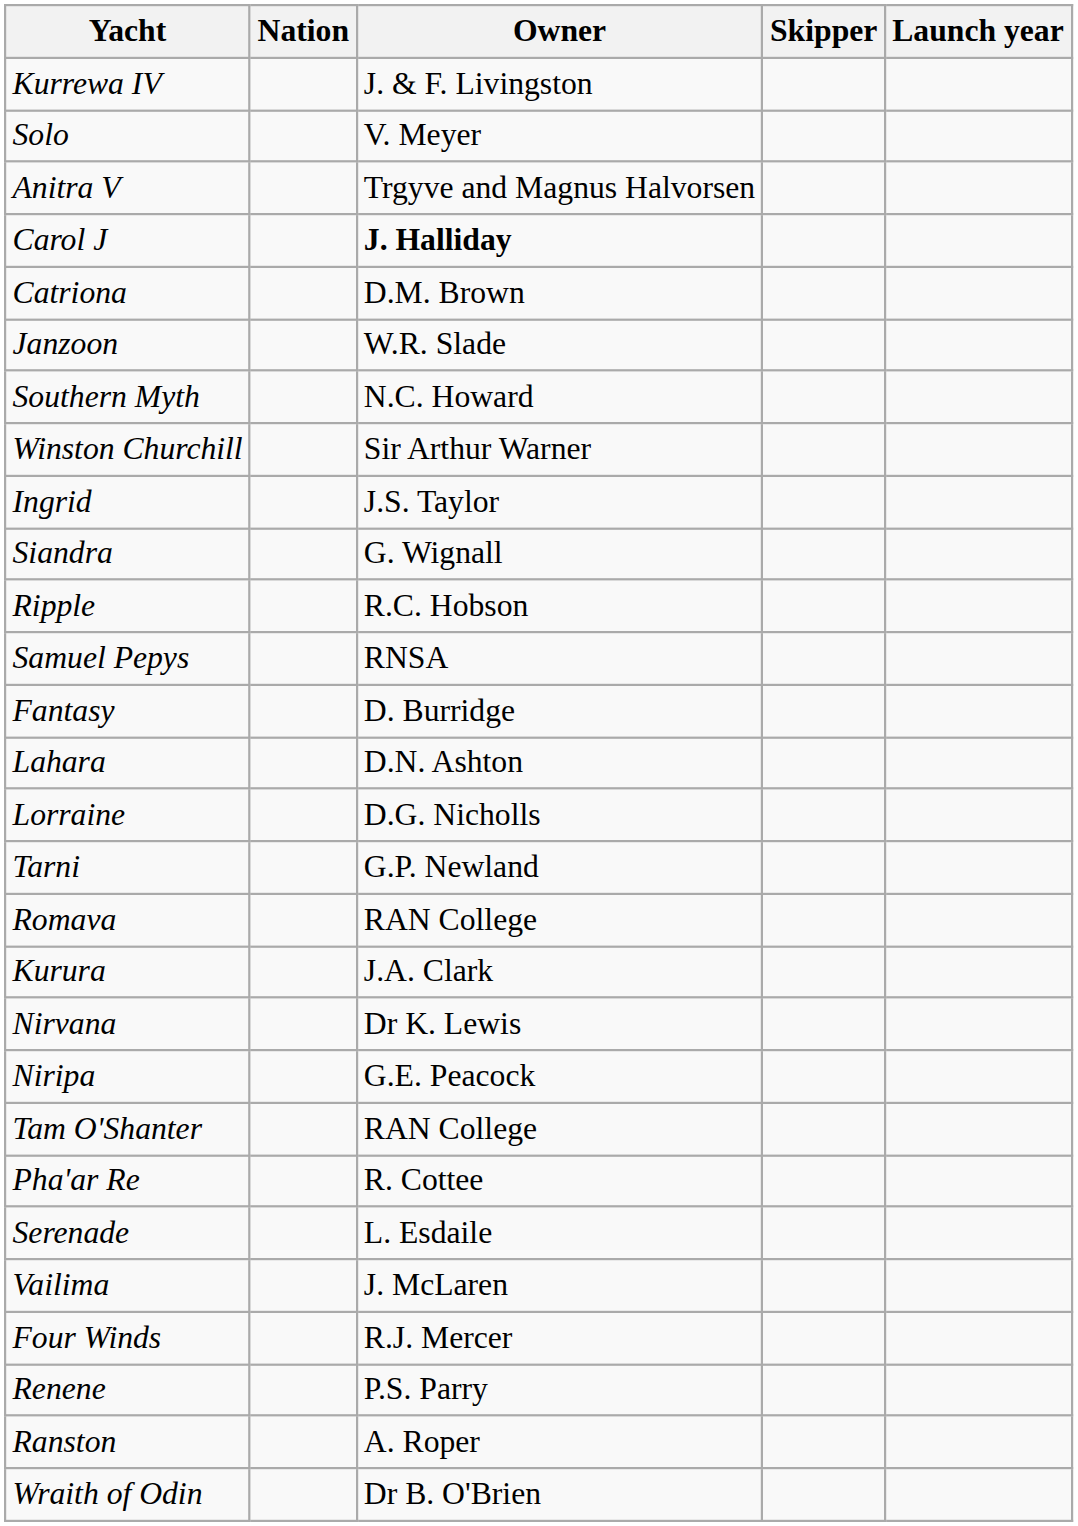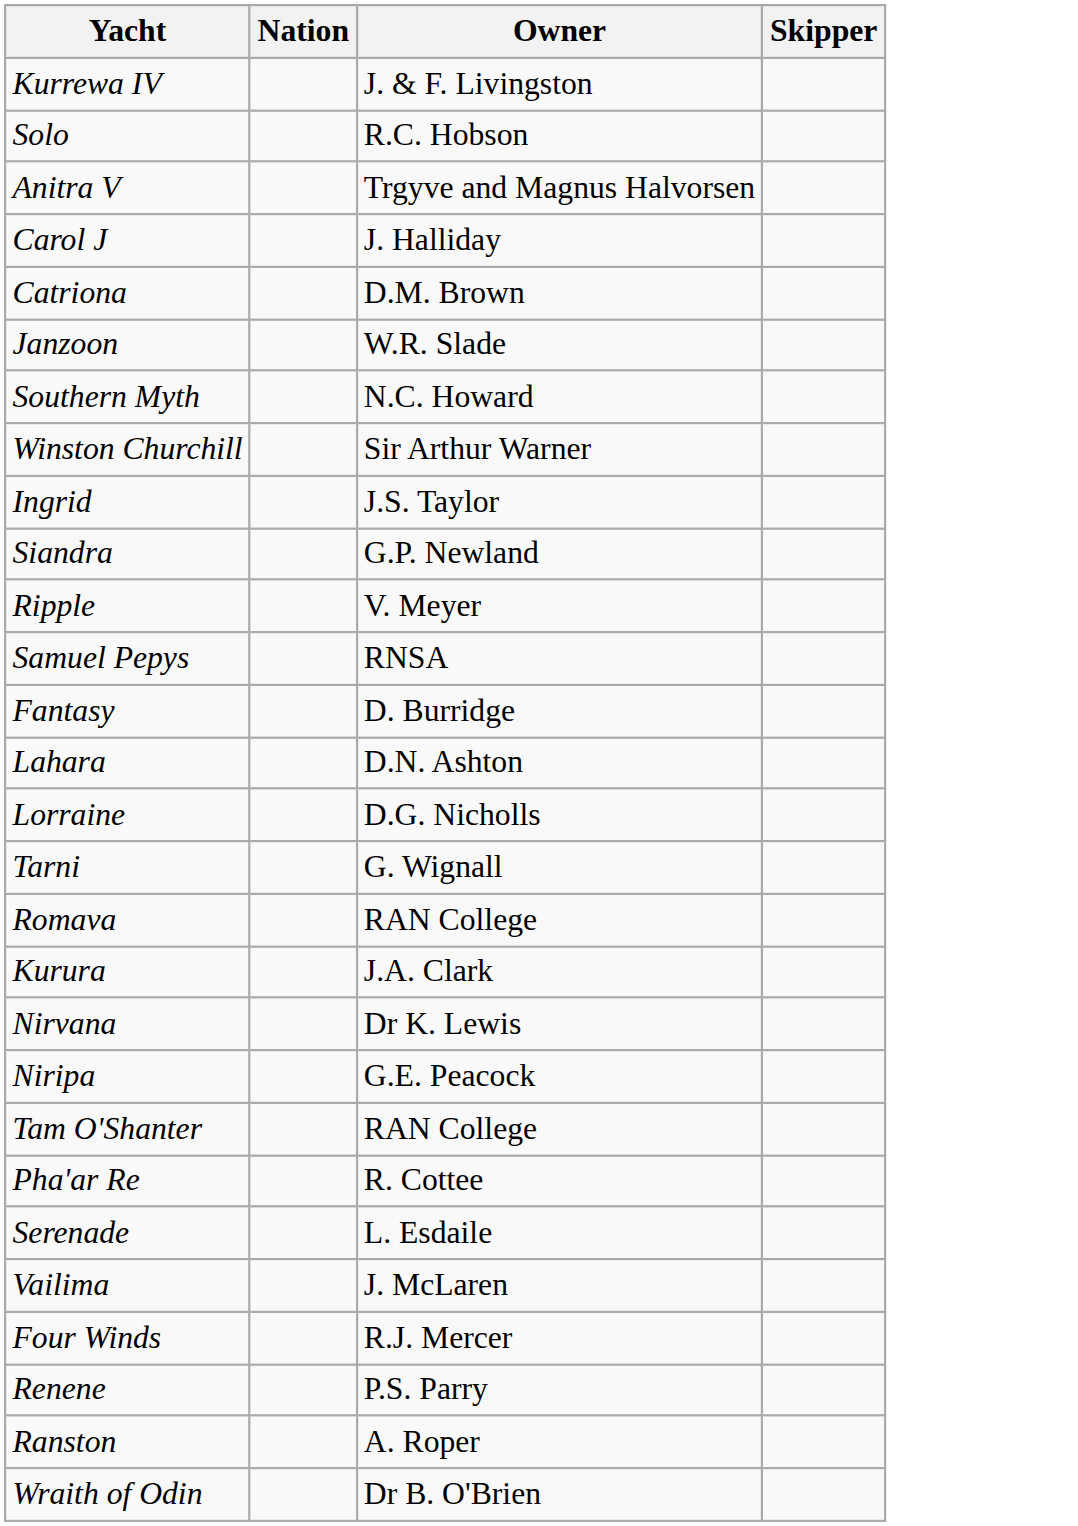- column: (978, 31)
(422, 135) V. Meyer -> (446, 135) R.C. Hobson
(438, 240) bold -> (432, 240) normal
(433, 553) G. Wignall -> (451, 553) G.P. Newland
(446, 605) R.C. Hobson -> (422, 605) V. Meyer
(451, 867) G.P. Newland -> (433, 867) G. Wignall
